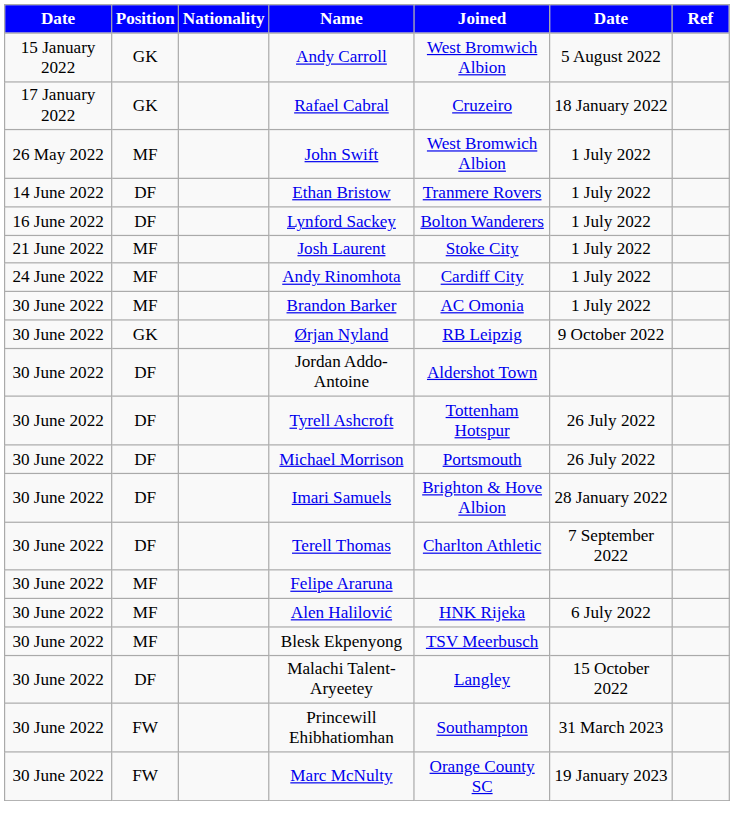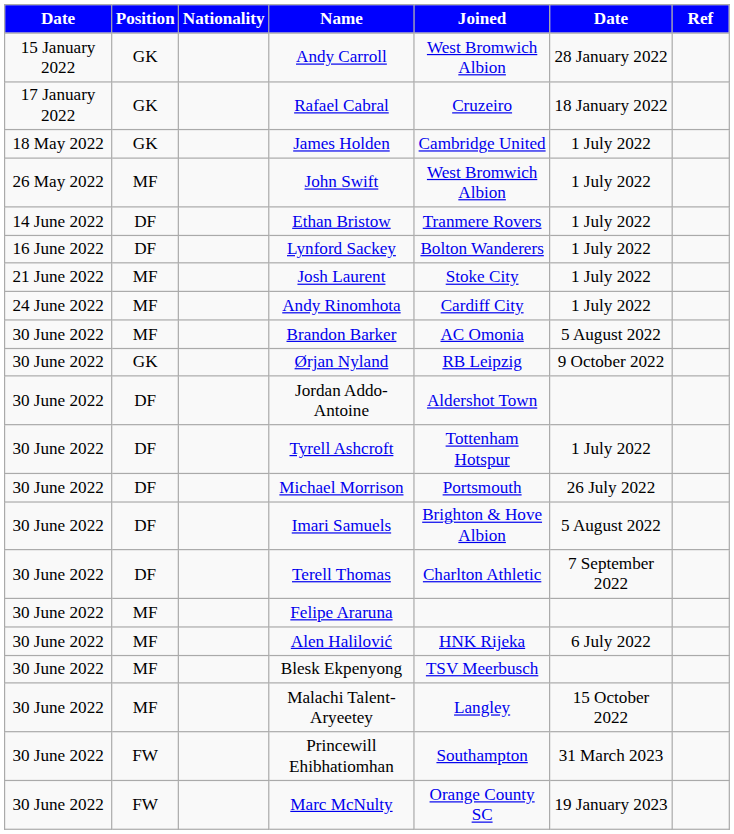(611, 57) 5 August 2022 -> (611, 57) 28 January 2022
+ row: (341, 144)
(611, 305) 1 July 2022 -> (611, 334) 5 August 2022
(611, 420) 26 July 2022 -> (611, 449) 1 July 2022
(611, 497) 28 January 2022 -> (611, 525) 5 August 2022
(145, 679) DF -> (145, 707) MF
